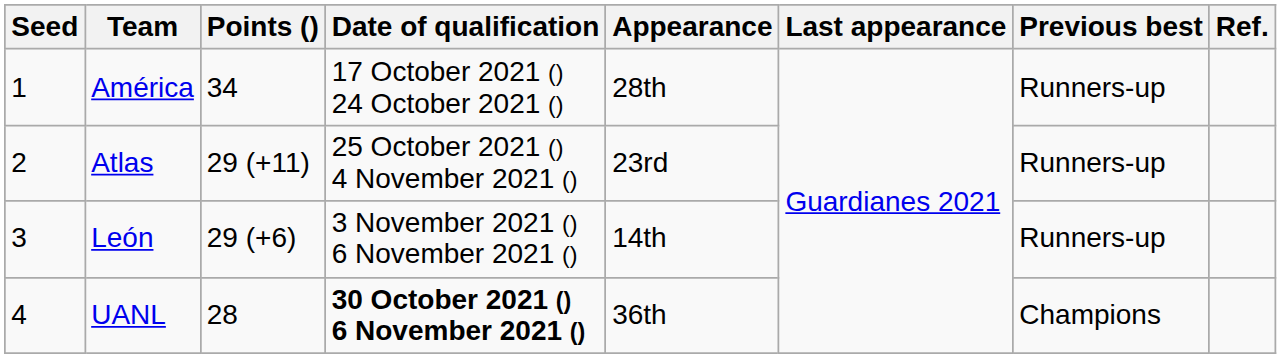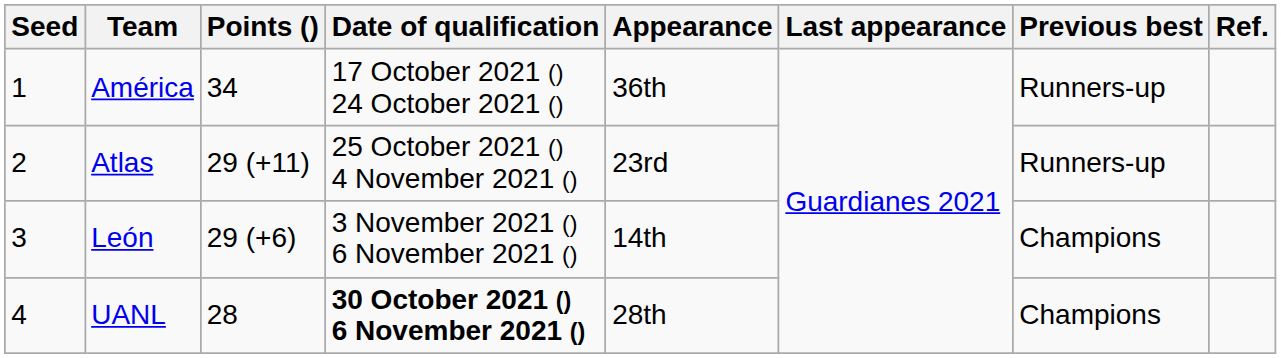(639, 86) 28th -> (639, 86) 36th
(1092, 238) Runners-up -> (1090, 238) Champions
(639, 314) 36th -> (639, 314) 28th
